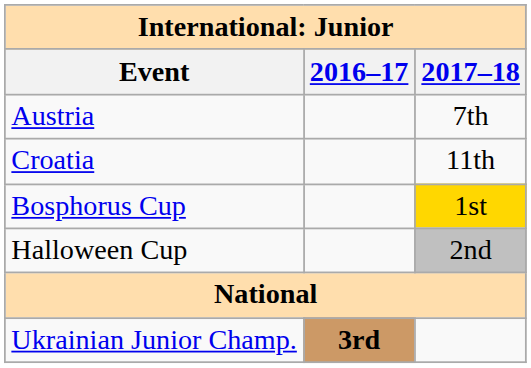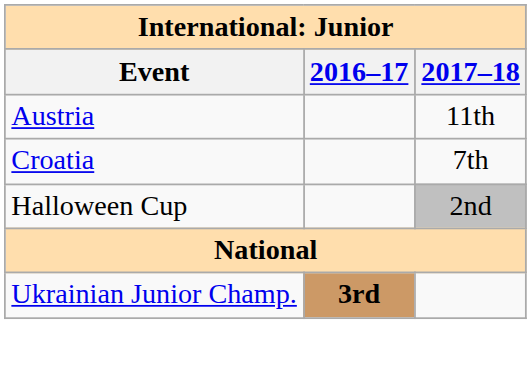(471, 116) 7th -> (471, 116) 11th
(471, 160) 11th -> (471, 160) 7th
- row: (99, 205)
